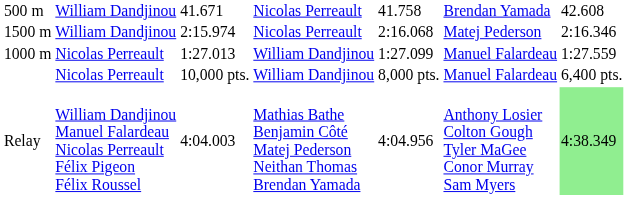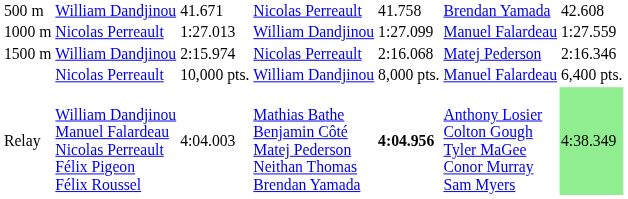rows swapped: (28, 53) <-> (28, 32)
(406, 141) normal -> (406, 141) bold
